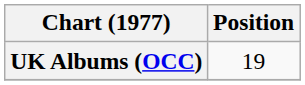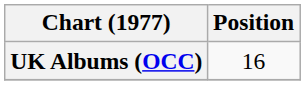(254, 60) 19 -> (254, 60) 16
